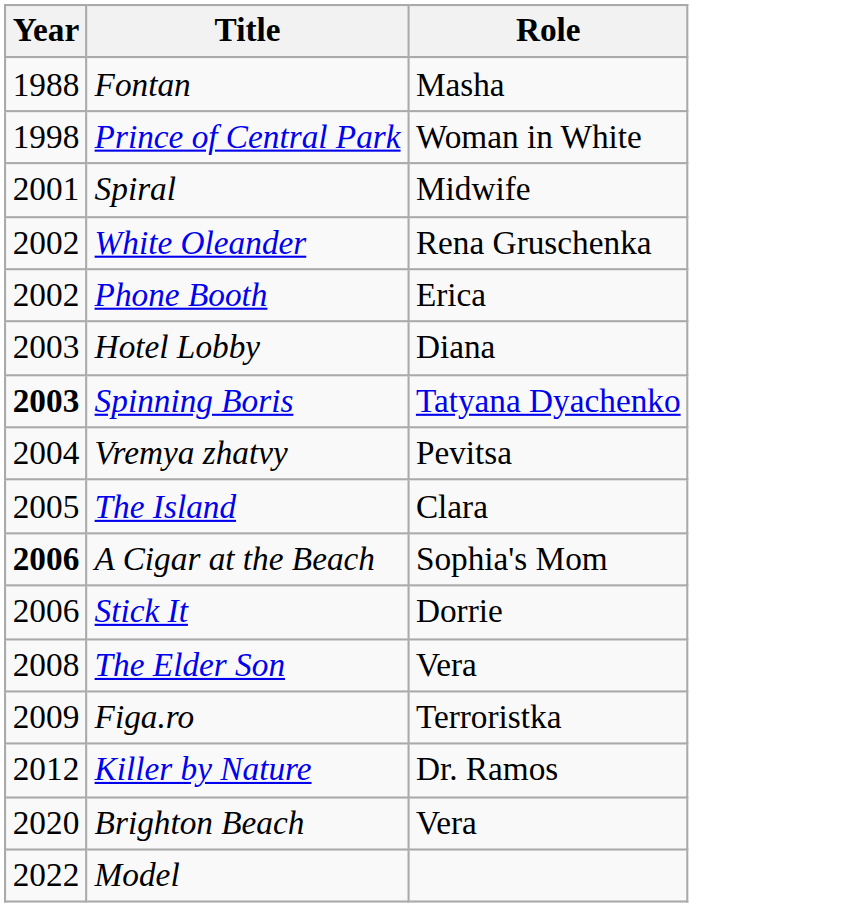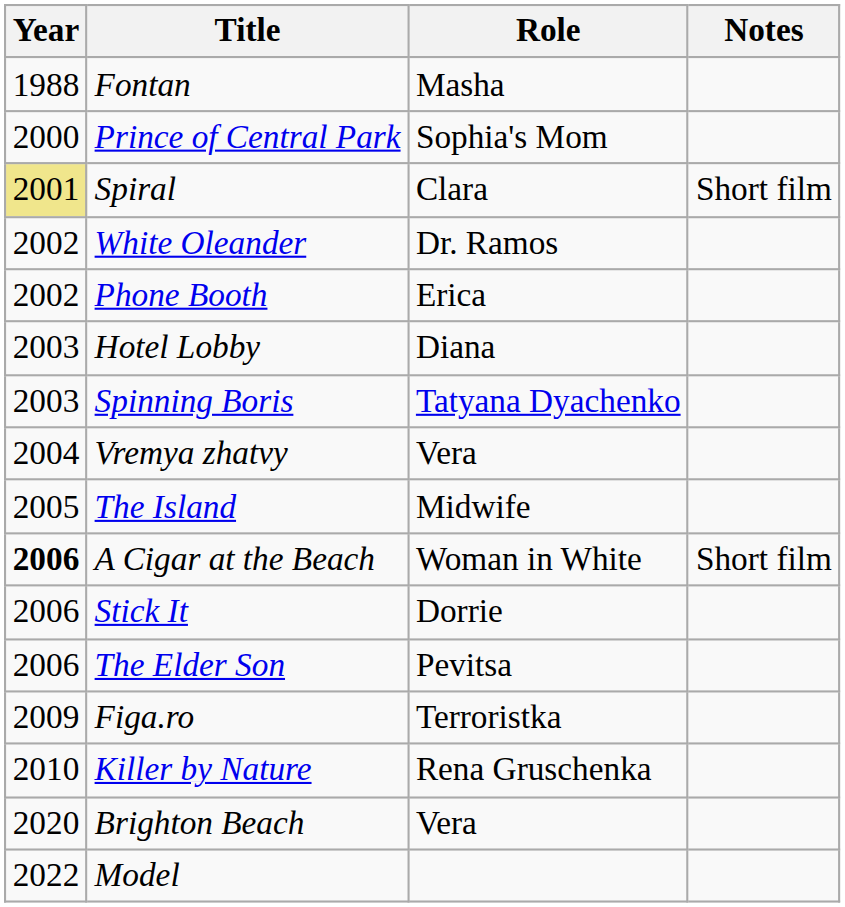+ column: (764, 30)
(46, 136) 1998 -> (46, 136) 2000
(529, 136) Woman in White -> (512, 136) Sophia's Mom
(46, 189) no background -> (46, 189) khaki background
(473, 189) Midwife -> (452, 189) Clara
(534, 242) Rena Gruschenka -> (487, 242) Dr. Ramos
(46, 400) bold -> (46, 400) normal
(464, 453) Pevitsa -> (446, 453) Vera
(452, 505) Clara -> (473, 505) Midwife
(512, 558) Sophia's Mom -> (529, 558) Woman in White
(46, 664) 2008 -> (46, 664) 2006
(446, 664) Vera -> (464, 664) Pevitsa
(46, 769) 2012 -> (46, 769) 2010
(487, 769) Dr. Ramos -> (534, 769) Rena Gruschenka
